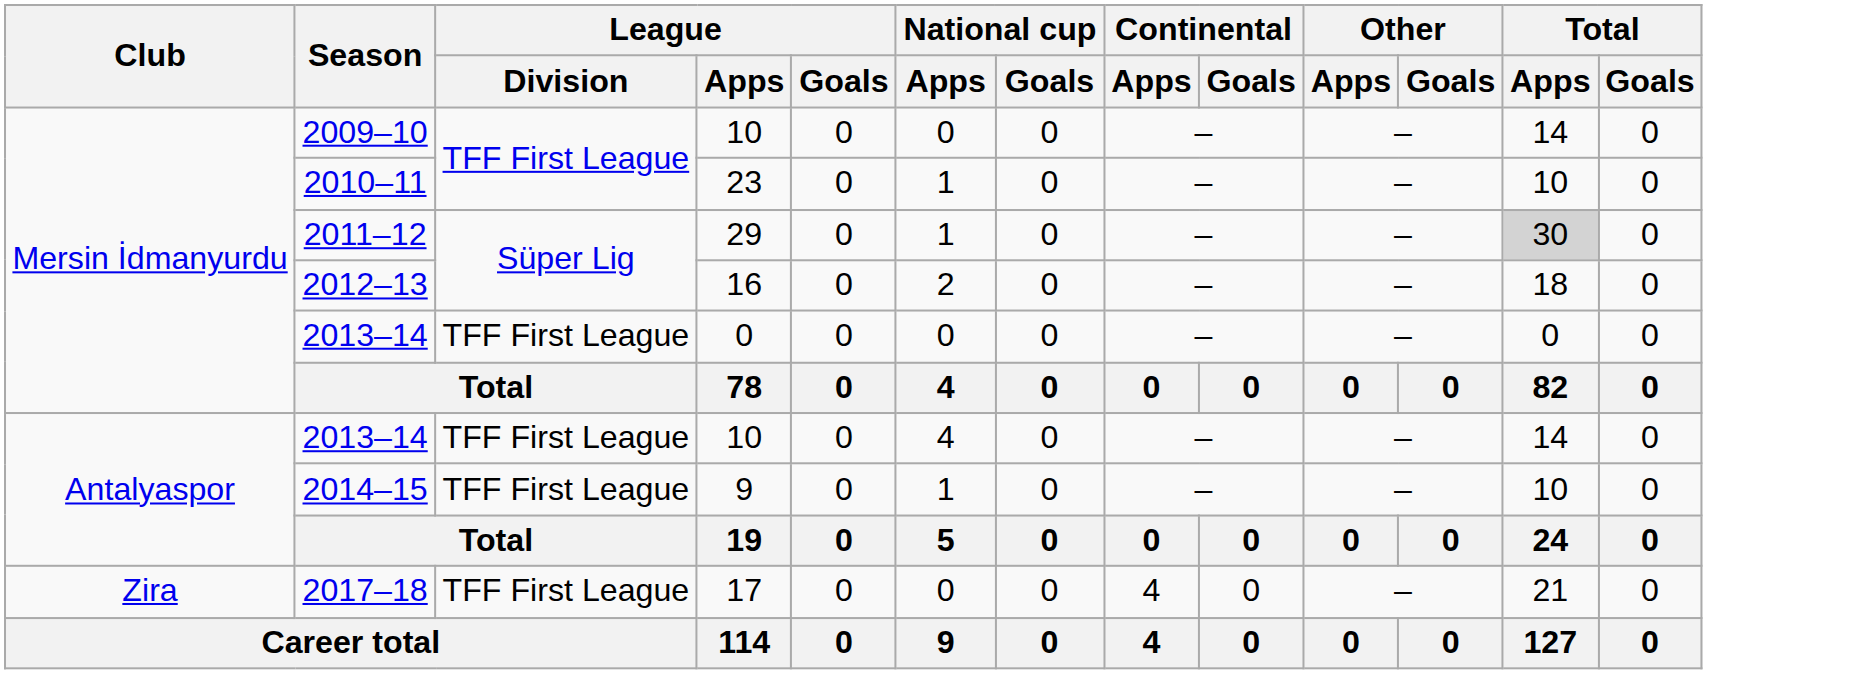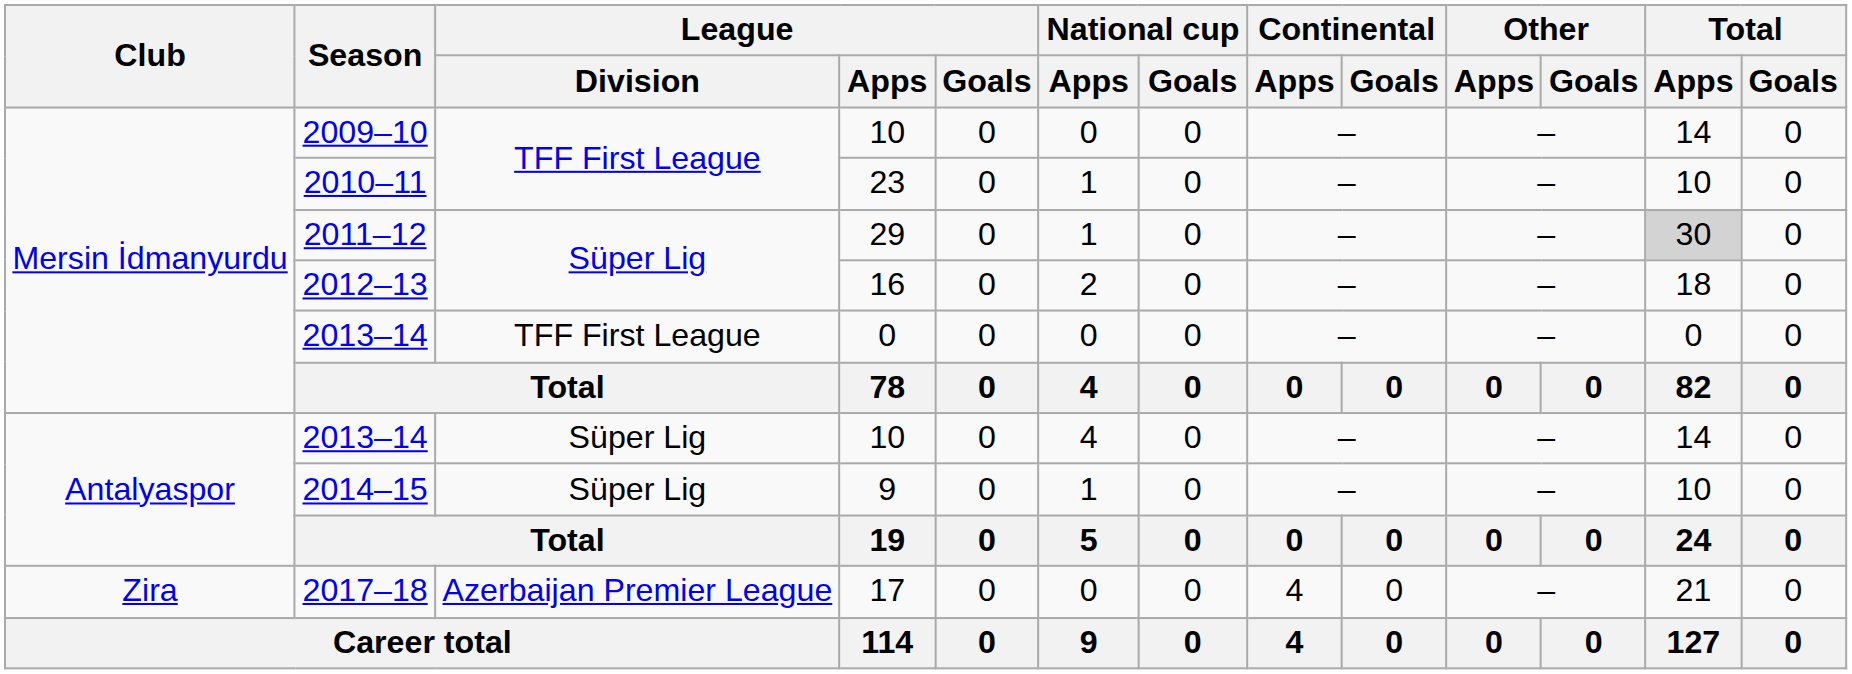(566, 438) TFF First League -> (637, 438) Süper Lig
(566, 489) TFF First League -> (637, 489) Süper Lig
(566, 591) TFF First League -> (637, 591) Azerbaijan Premier League
